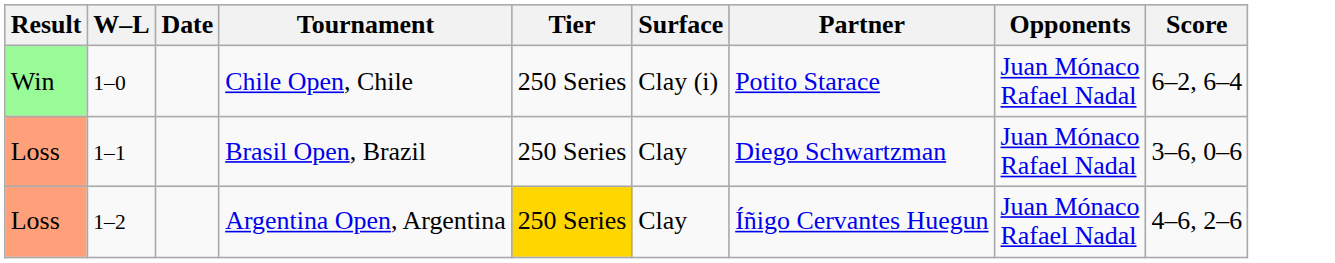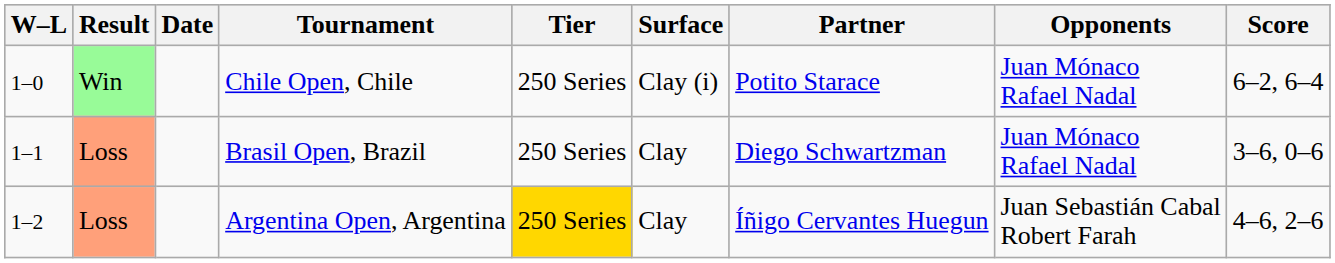columns swapped: (46, 25) <-> (121, 25)
(1070, 221) Juan Mónaco Rafael Nadal -> (1111, 221) Juan Sebastián Cabal Robert Farah
